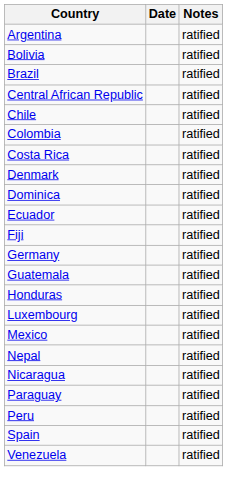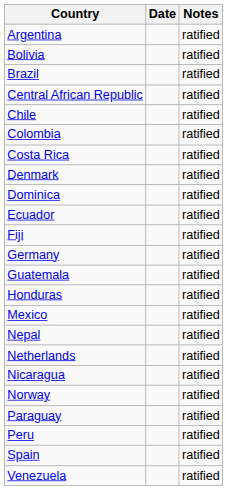- row: (42, 315)
+ row: (41, 355)
+ row: (29, 395)
